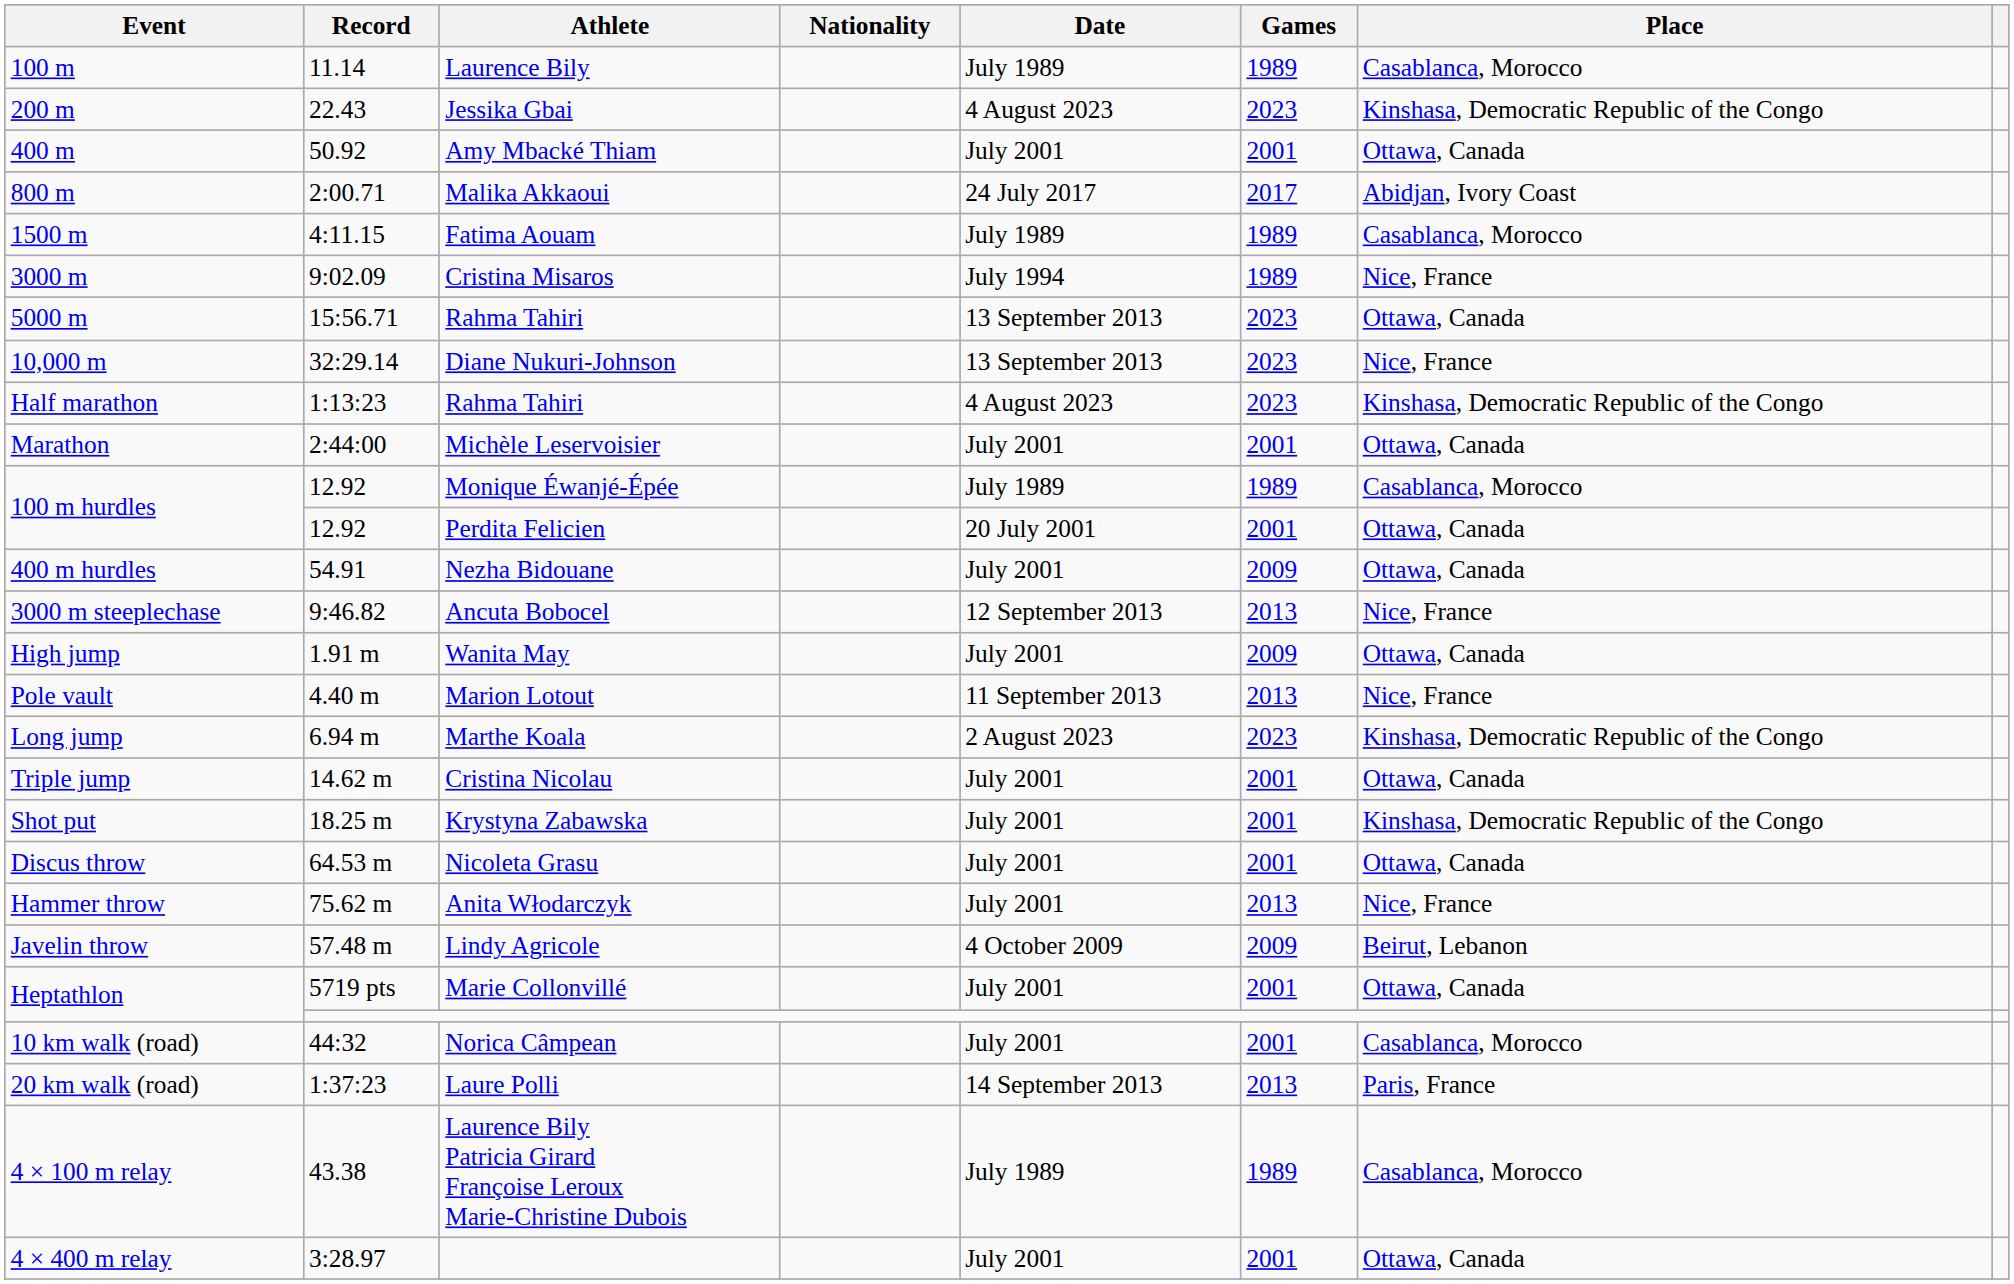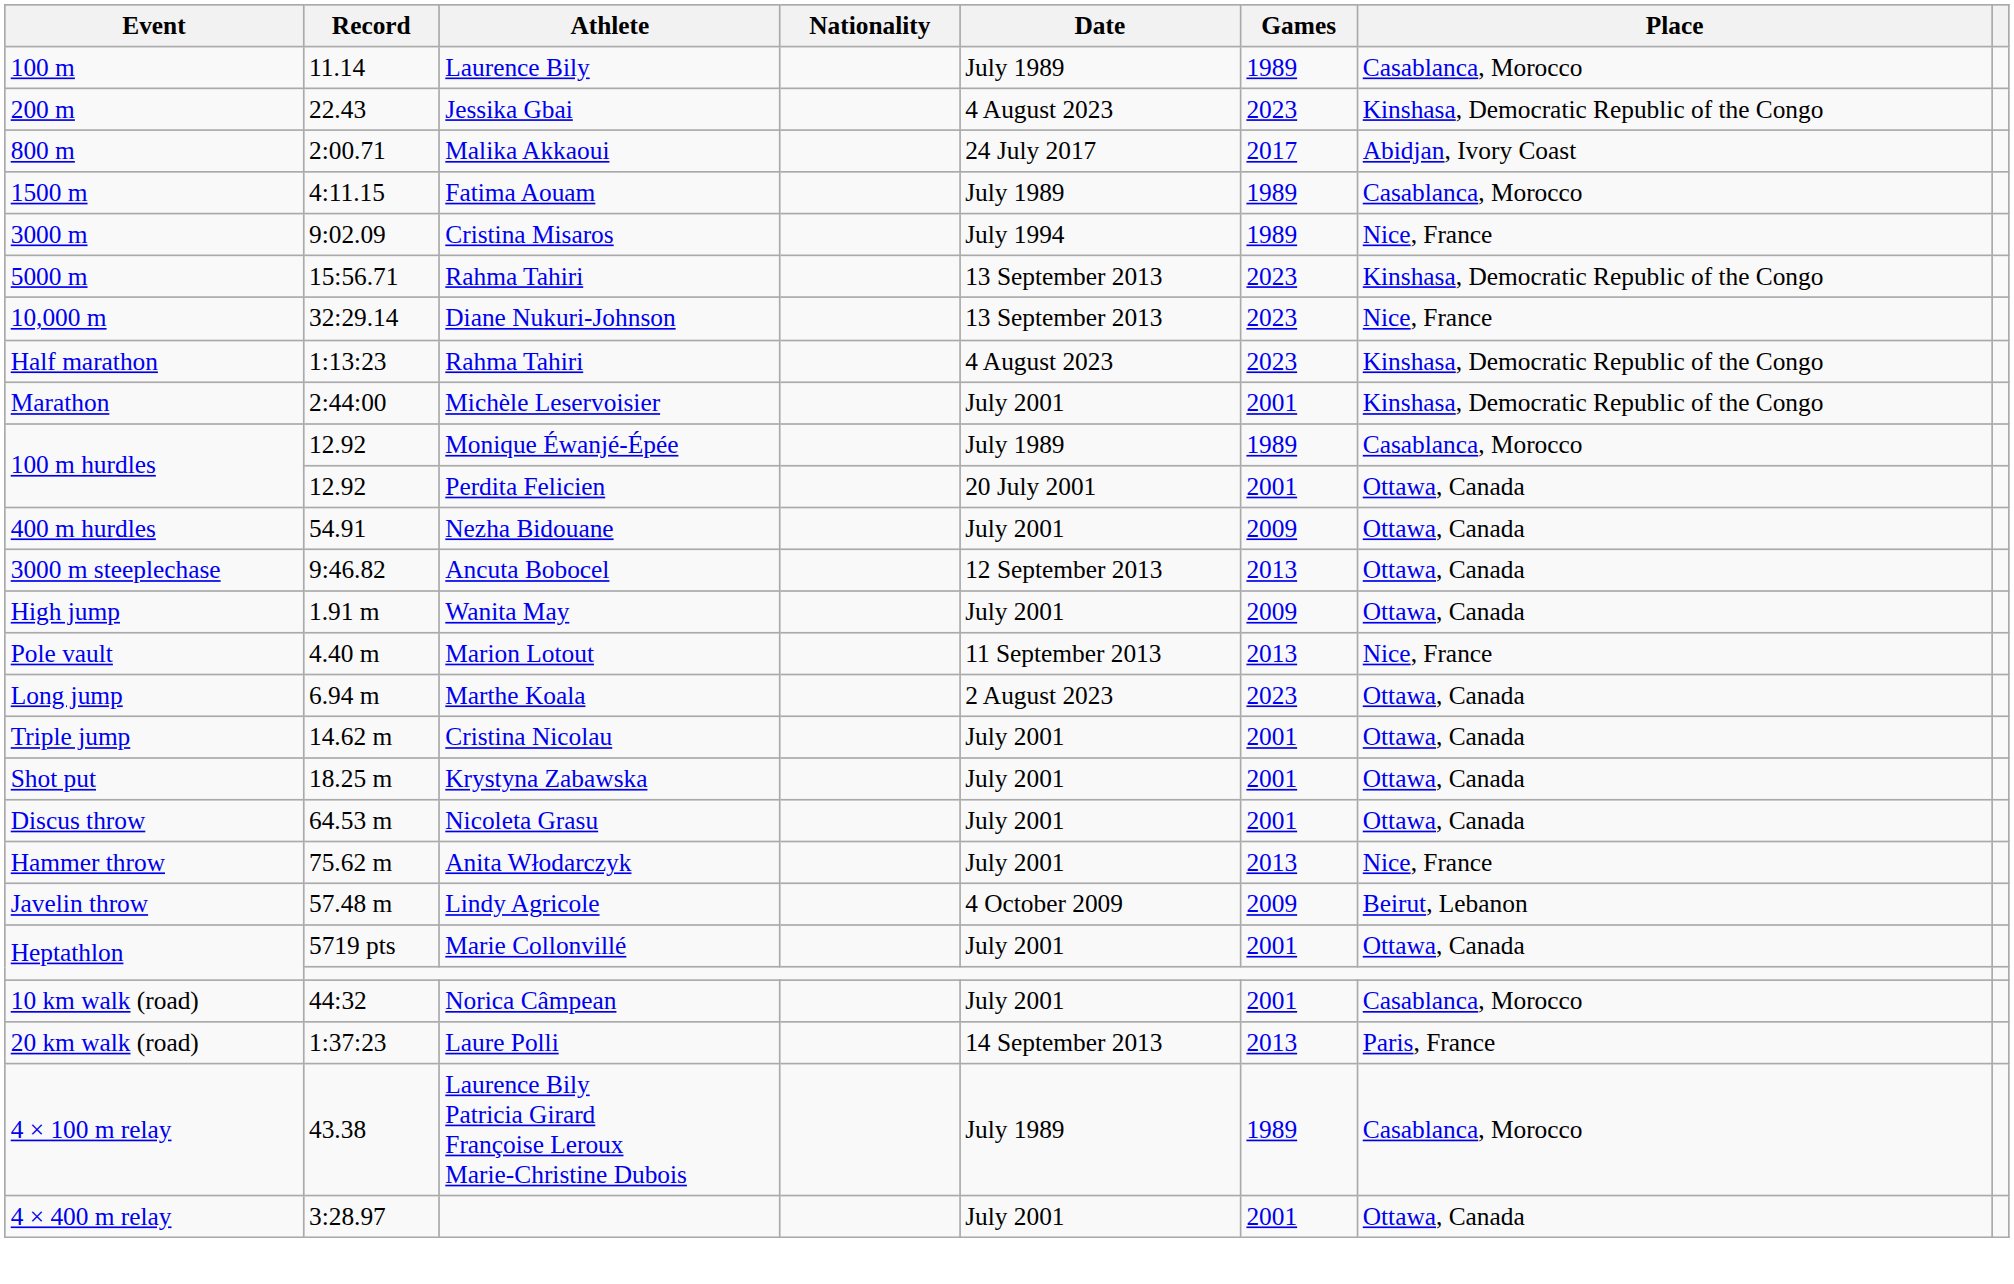- row: (43, 151)
(1444, 318) Ottawa, Canada -> (1593, 276) Kinshasa, Democratic Republic of the Congo
(1444, 444) Ottawa, Canada -> (1593, 402) Kinshasa, Democratic Republic of the Congo
(1428, 611) Nice, France -> (1444, 569) Ottawa, Canada
(1593, 737) Kinshasa, Democratic Republic of the Congo -> (1444, 695) Ottawa, Canada
(1593, 820) Kinshasa, Democratic Republic of the Congo -> (1444, 778) Ottawa, Canada
